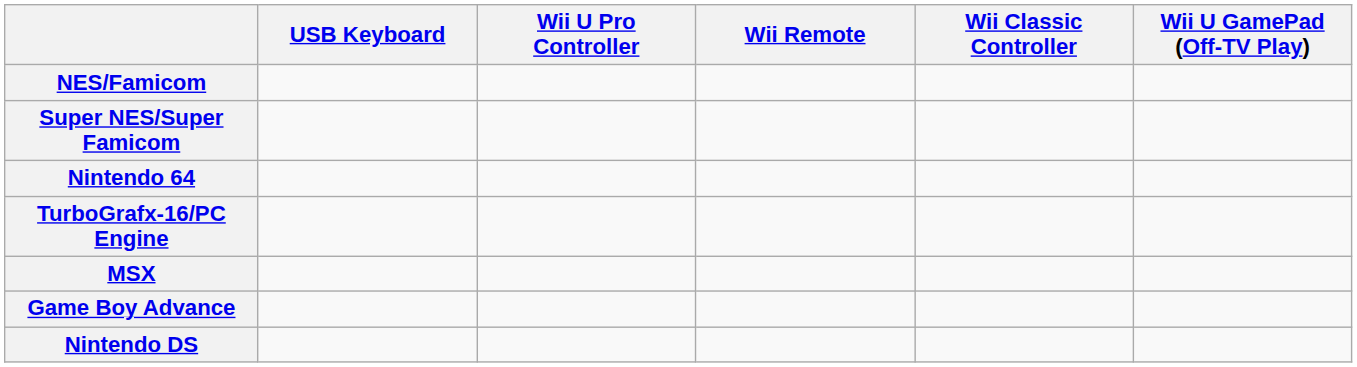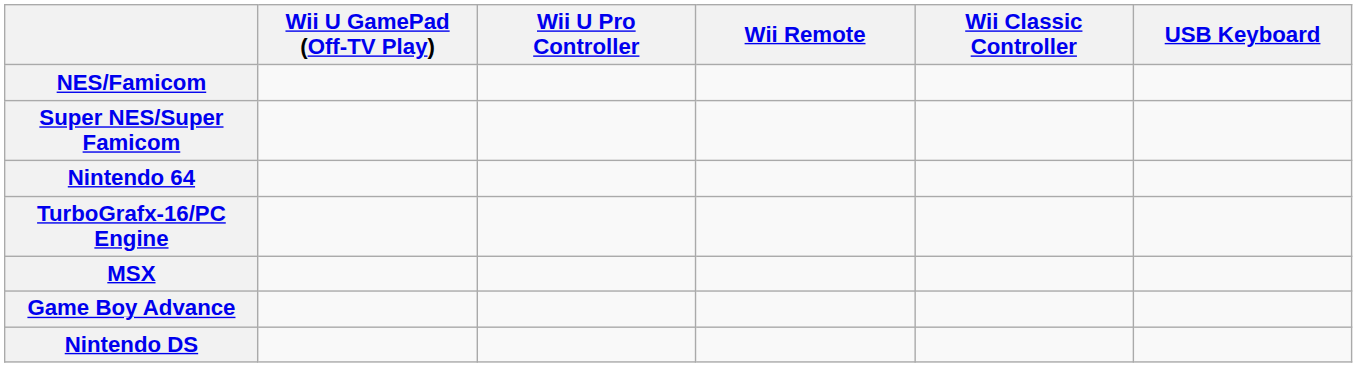columns swapped: (1243, 34) <-> (368, 34)
